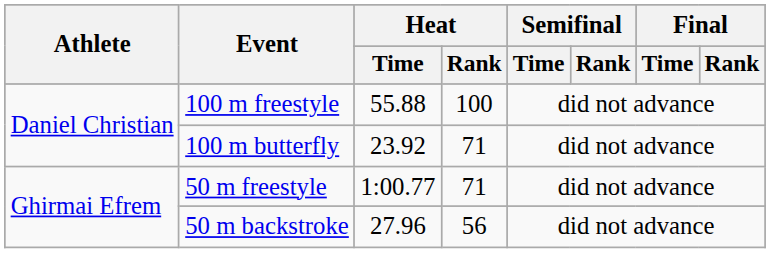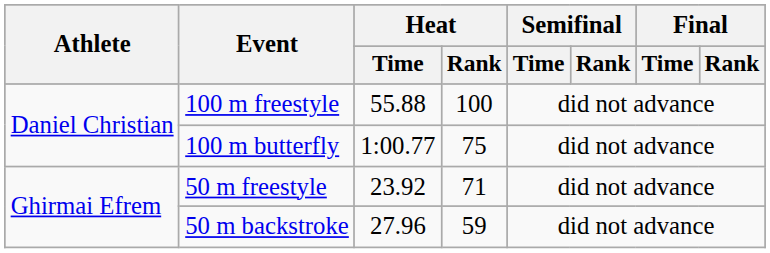(398, 145) 23.92 -> (398, 145) 1:00.77
(474, 145) 71 -> (474, 145) 75
(398, 186) 1:00.77 -> (398, 186) 23.92
(474, 227) 56 -> (474, 227) 59
